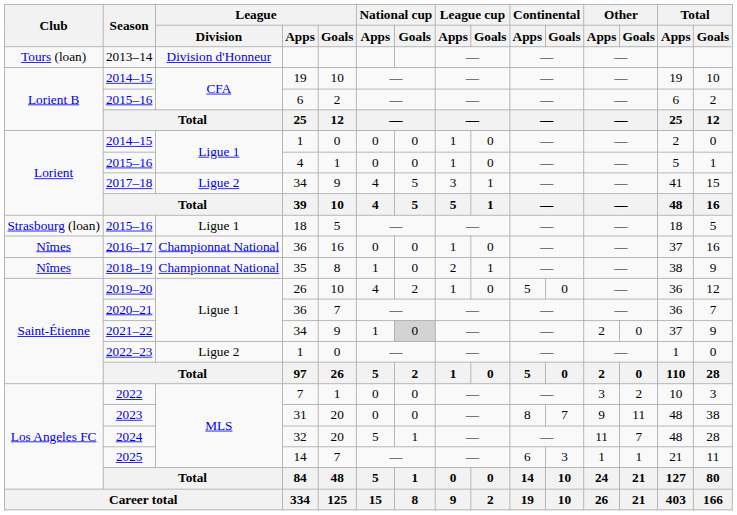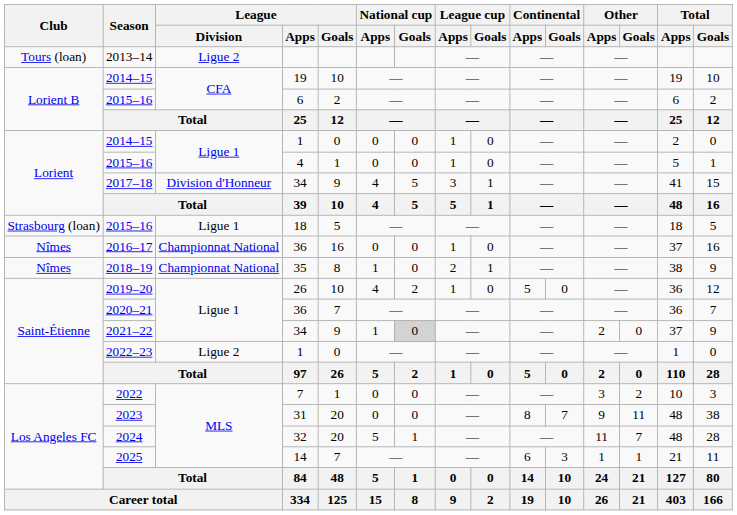(219, 57) Division d'Honneur -> (219, 57) Ligue 2
(219, 183) Ligue 2 -> (219, 183) Division d'Honneur
